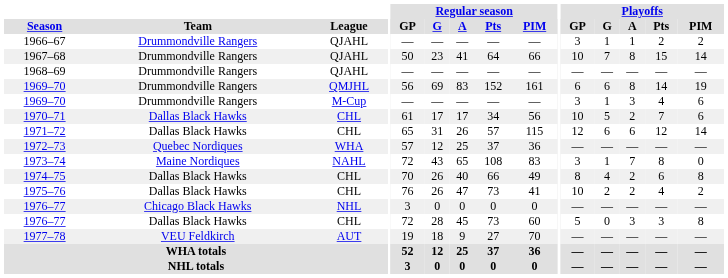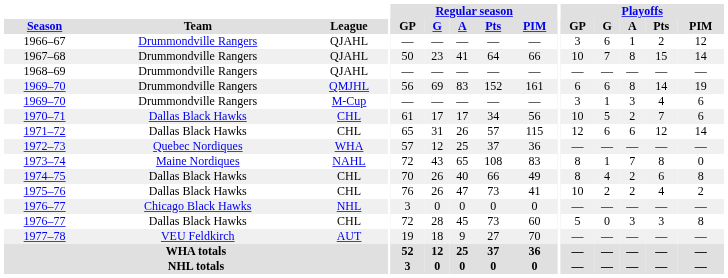(607, 41) 1 -> (607, 41) 6
(701, 41) 2 -> (701, 41) 12
(577, 161) 3 -> (577, 161) 8
